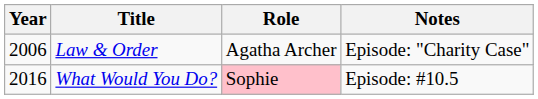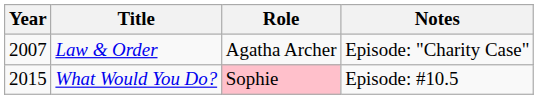(28, 49) 2006 -> (28, 49) 2007
(28, 79) 2016 -> (28, 79) 2015
